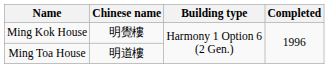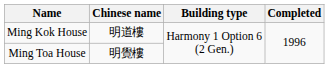(127, 32) 明覺樓 -> (127, 32) 明道樓
(127, 53) 明道樓 -> (127, 53) 明覺樓
